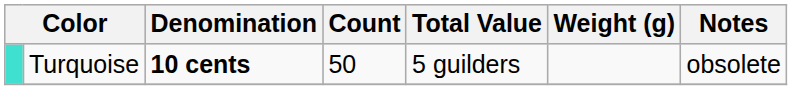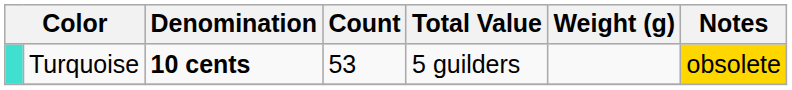(342, 63) 50 -> (342, 63) 53
(734, 63) no background -> (734, 63) gold background
